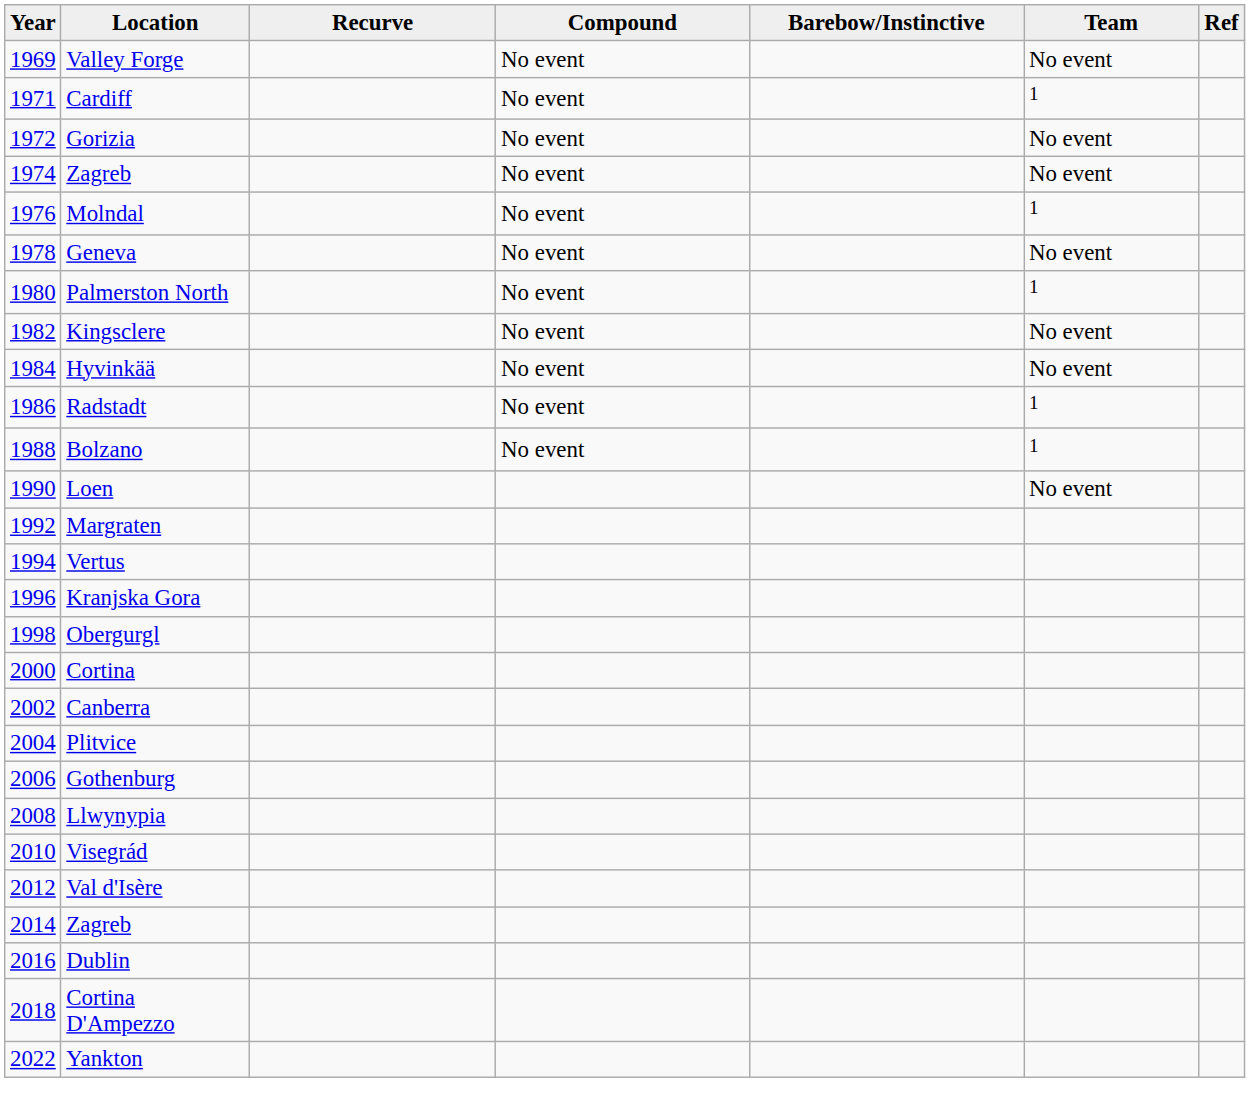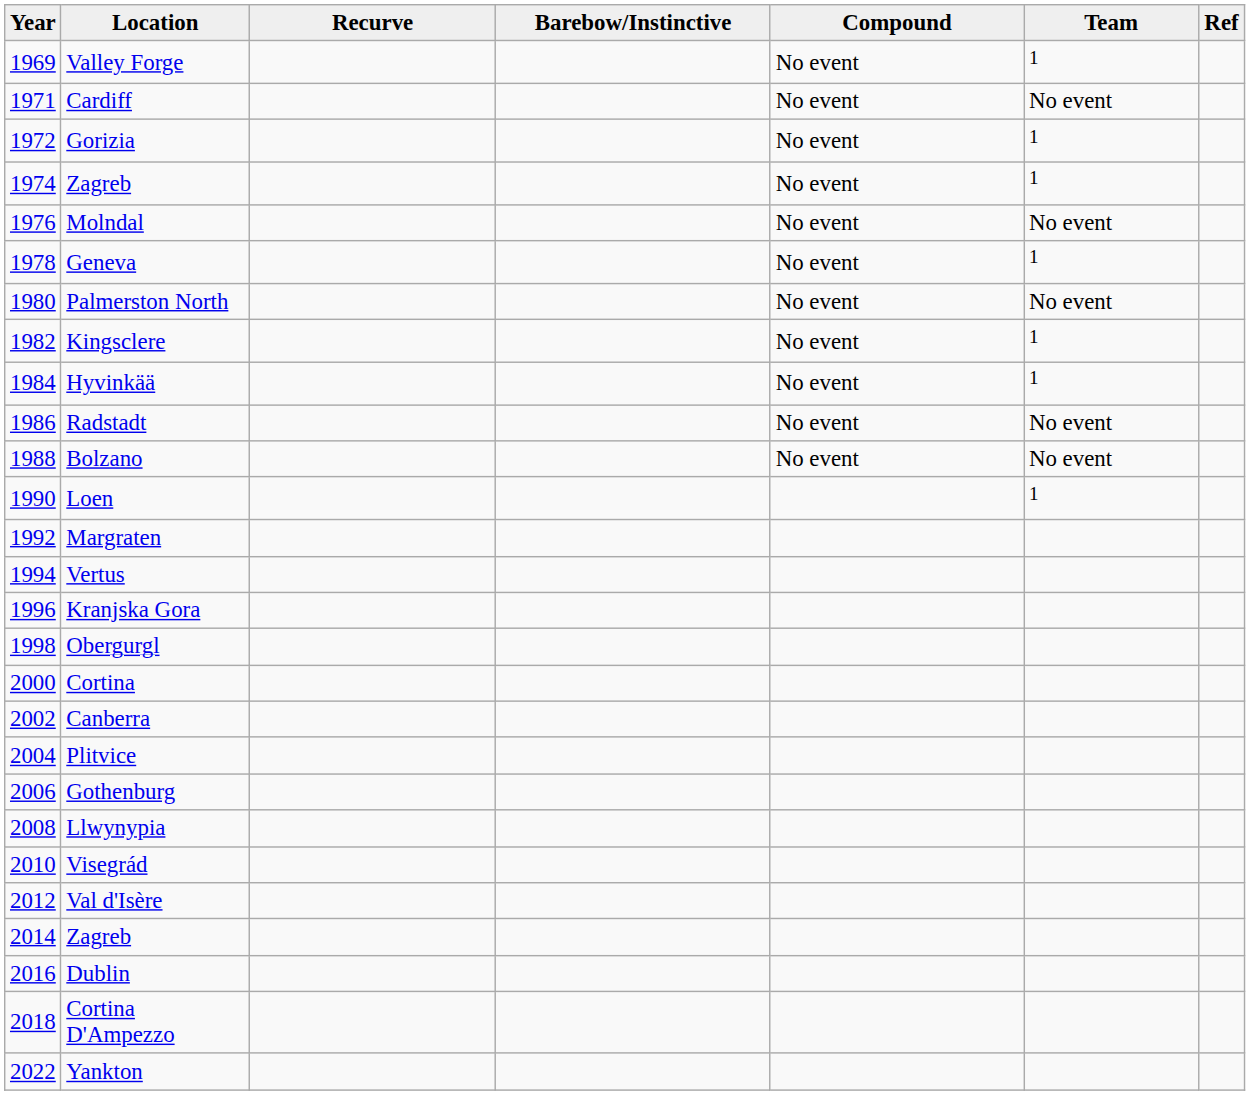columns swapped: (622, 22) <-> (886, 22)
(1071, 58) No event -> (1034, 57) 1
(1034, 93) 1 -> (1071, 101) No event
(1071, 137) No event -> (1034, 136) 1
(1071, 173) No event -> (1034, 178) 1
(1034, 208) 1 -> (1071, 222) No event
(1071, 252) No event -> (1034, 257) 1
(1034, 287) 1 -> (1071, 301) No event
(1071, 331) No event -> (1034, 336) 1
(1071, 367) No event -> (1034, 378) 1
(1034, 402) 1 -> (1071, 422) No event
(1034, 445) 1 -> (1071, 458) No event
(1071, 489) No event -> (1034, 493) 1
